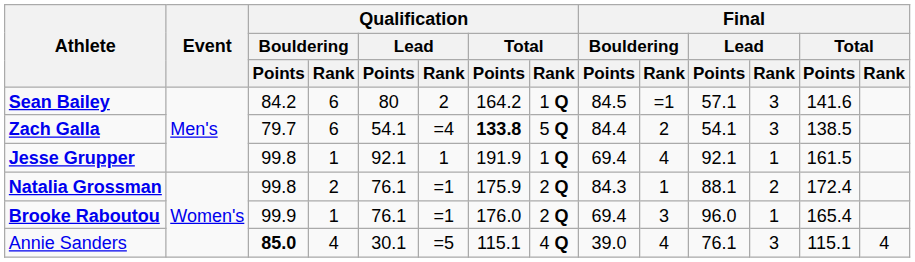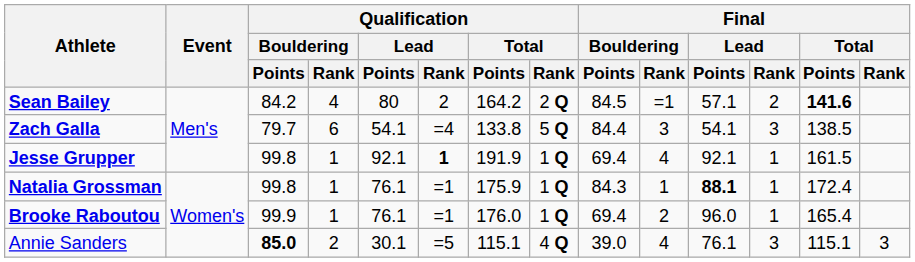(334, 101) 6 -> (334, 101) 4
(554, 101) 1 Q -> (554, 101) 2 Q
(774, 101) 3 -> (774, 101) 2
(829, 101) normal -> (829, 101) bold
(499, 130) bold -> (499, 130) normal
(664, 130) 2 -> (664, 130) 3
(444, 158) normal -> (444, 158) bold
(334, 187) 2 -> (334, 187) 1
(554, 187) 2 Q -> (554, 187) 1 Q
(719, 187) normal -> (719, 187) bold
(774, 187) 2 -> (774, 187) 1
(554, 215) 2 Q -> (554, 215) 1 Q
(664, 215) 3 -> (664, 215) 2
(334, 244) 4 -> (334, 244) 2
(884, 244) 4 -> (884, 244) 3
